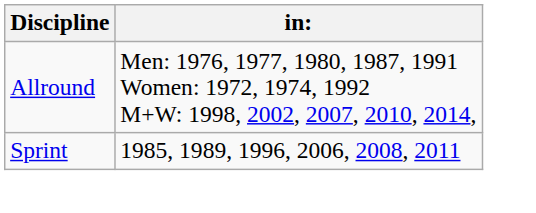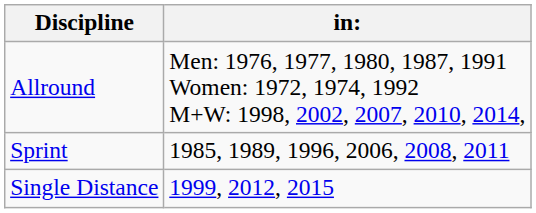+ row: (84, 187)
